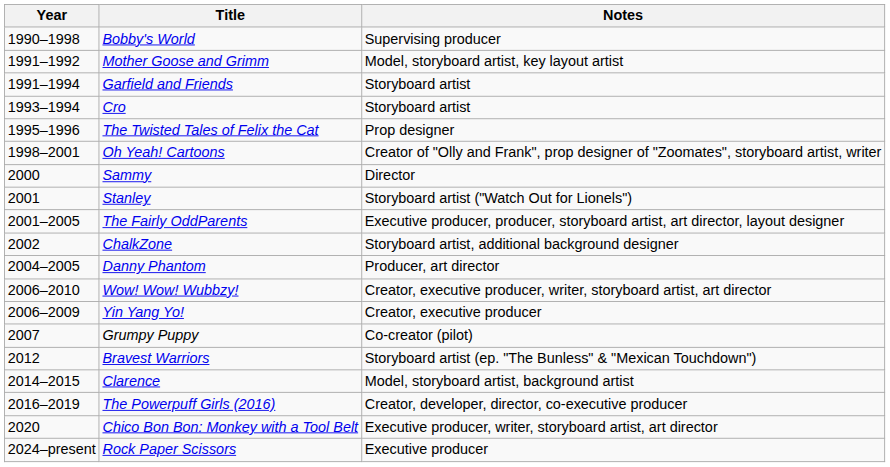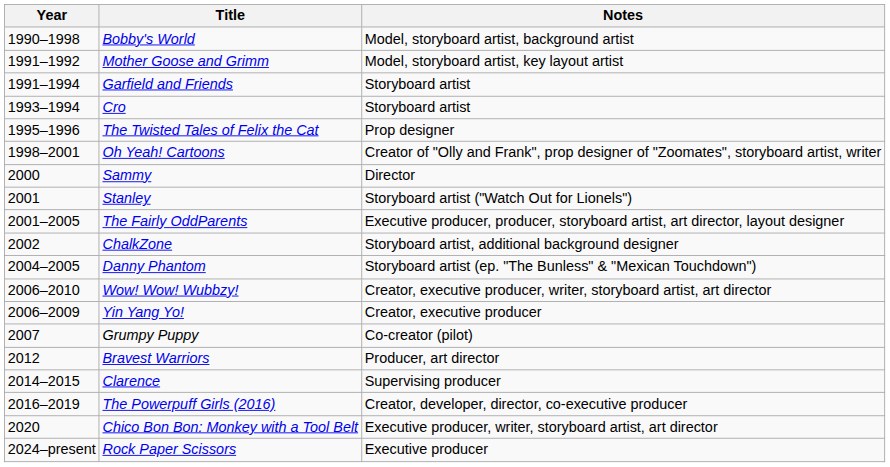(433, 38) Supervising producer -> (499, 38) Model, storyboard artist, background artist
(432, 267) Producer, art director -> (561, 267) Storyboard artist (ep. "The Bunless" & "Mexican Touchdown")
(561, 358) Storyboard artist (ep. "The Bunless" & "Mexican Touchdown") -> (432, 358) Producer, art director
(499, 381) Model, storyboard artist, background artist -> (433, 381) Supervising producer
